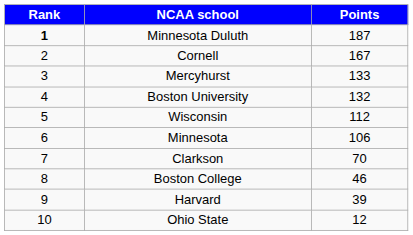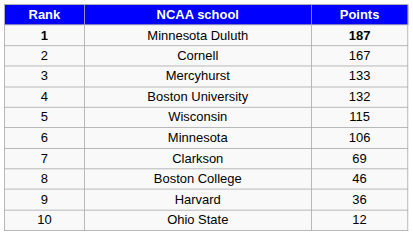(360, 35) normal -> (360, 35) bold
(360, 117) 112 -> (360, 117) 115
(360, 158) 70 -> (360, 158) 69
(360, 199) 39 -> (360, 199) 36
